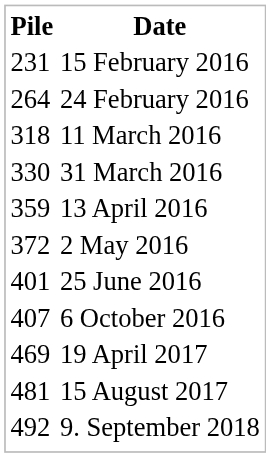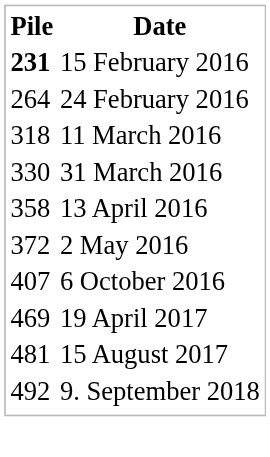(30, 62) normal -> (30, 62) bold
(30, 209) 359 -> (30, 209) 358
- row: (131, 282)
